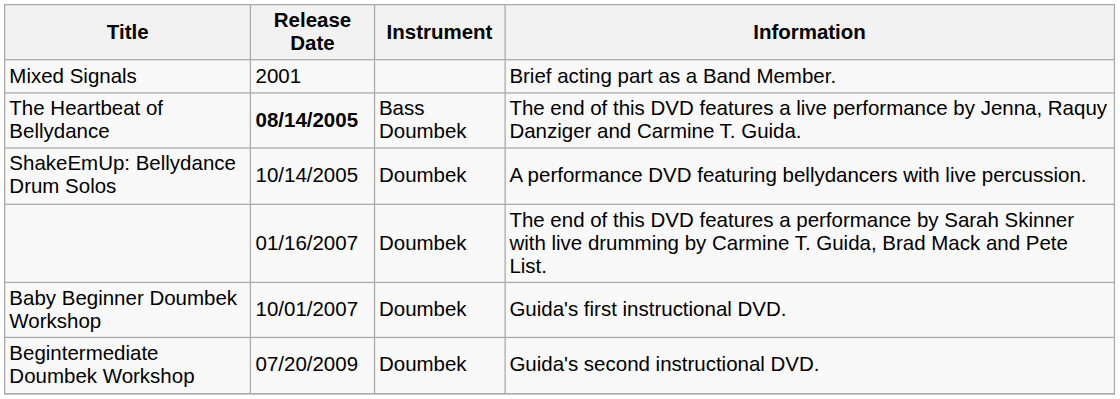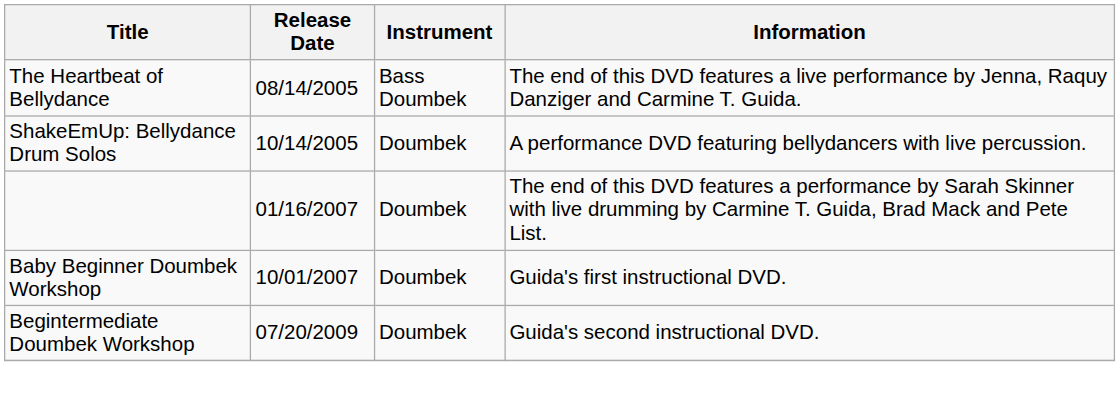- row: (73, 76)
(307, 120) bold -> (307, 87) normal
